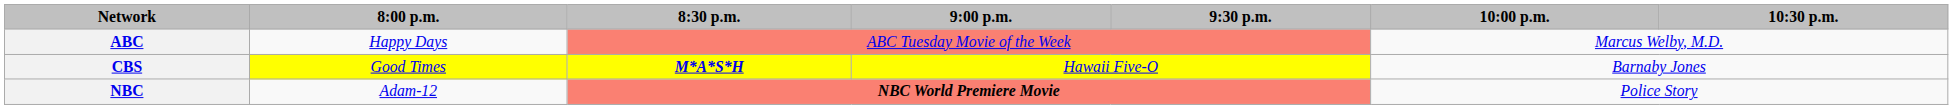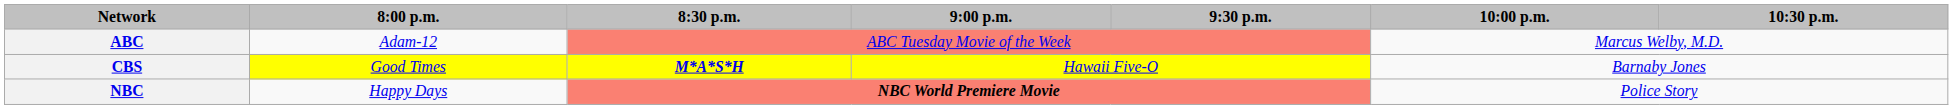(408, 41) Happy Days -> (408, 41) Adam-12
(408, 91) Adam-12 -> (408, 91) Happy Days
